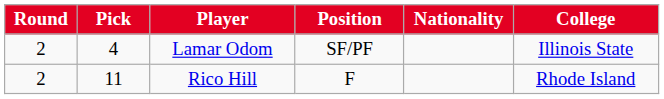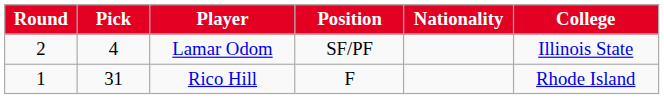(41, 78) 2 -> (41, 78) 1
(114, 78) 11 -> (114, 78) 31
